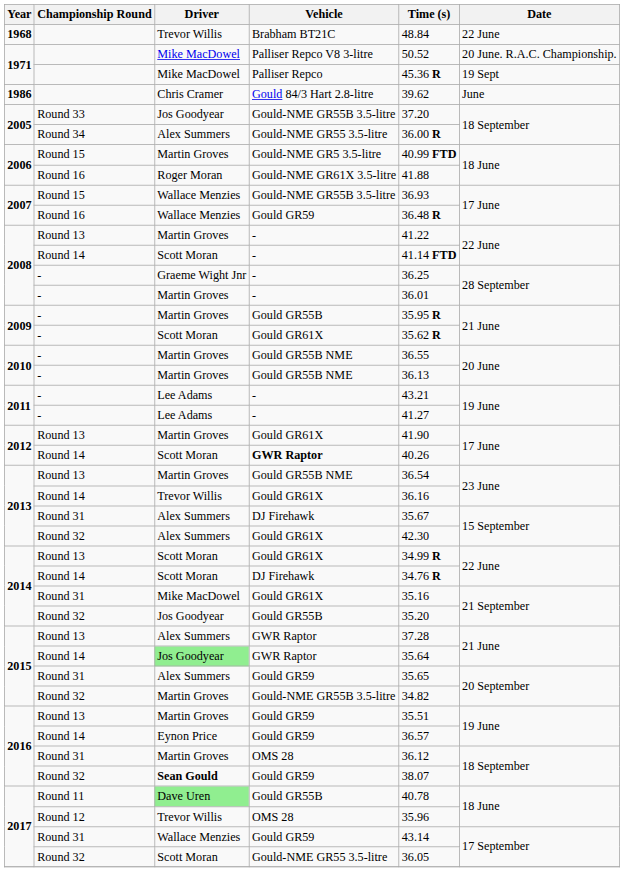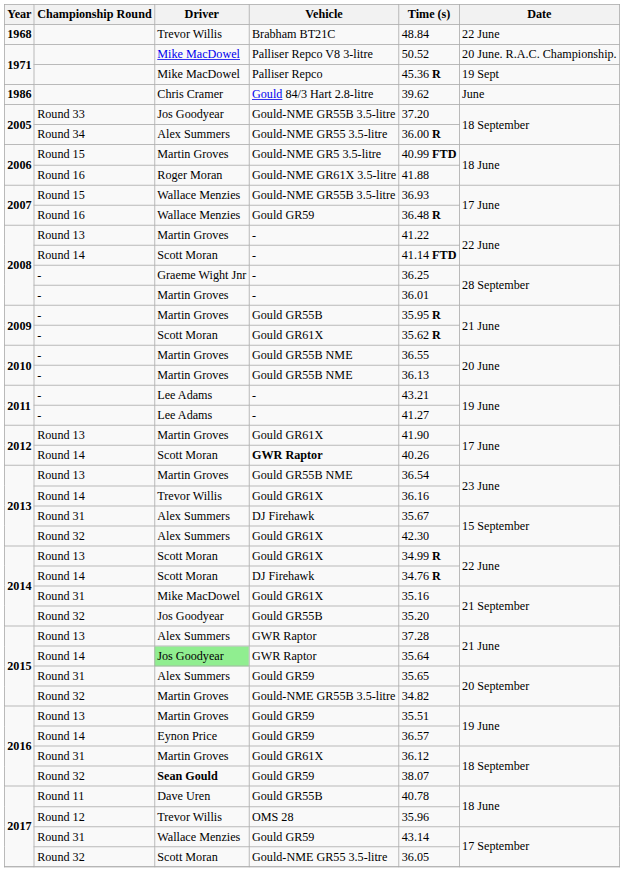(273, 756) OMS 28 -> (288, 756) Gould GR61X
(184, 796) lightgreen background -> (184, 796) no background
